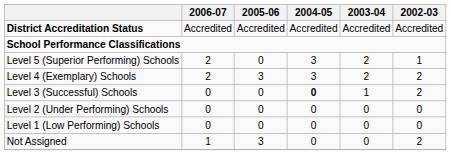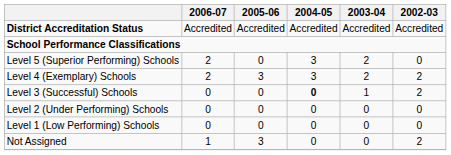(419, 61) 1 -> (419, 61) 0
